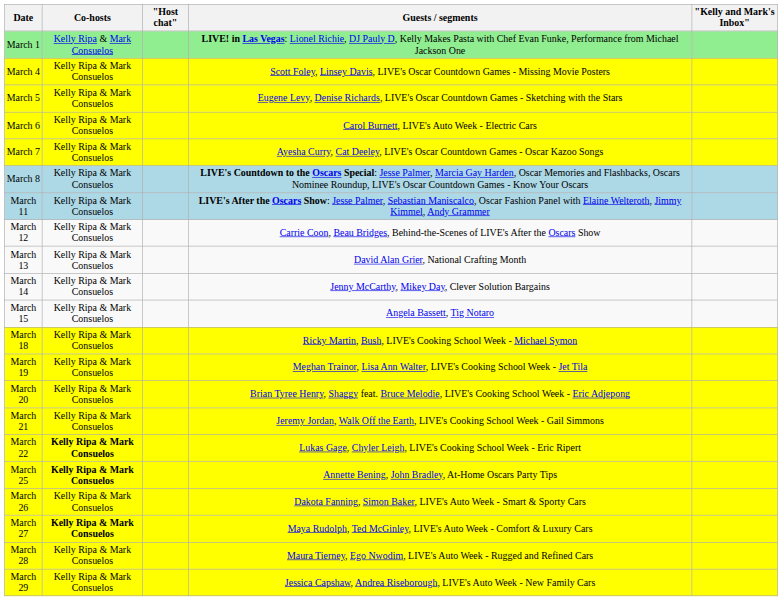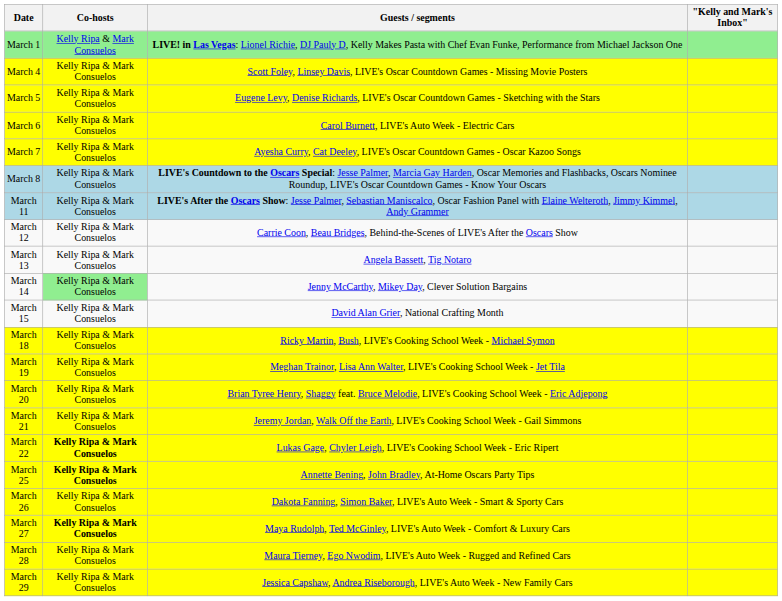- column: (165, 17)
(440, 259) David Alan Grier, National Crafting Month -> (417, 259) Angela Bassett, Tig Notaro
(92, 286) no background -> (95, 286) lightgreen background
(440, 313) Angela Bassett, Tig Notaro -> (417, 313) David Alan Grier, National Crafting Month
